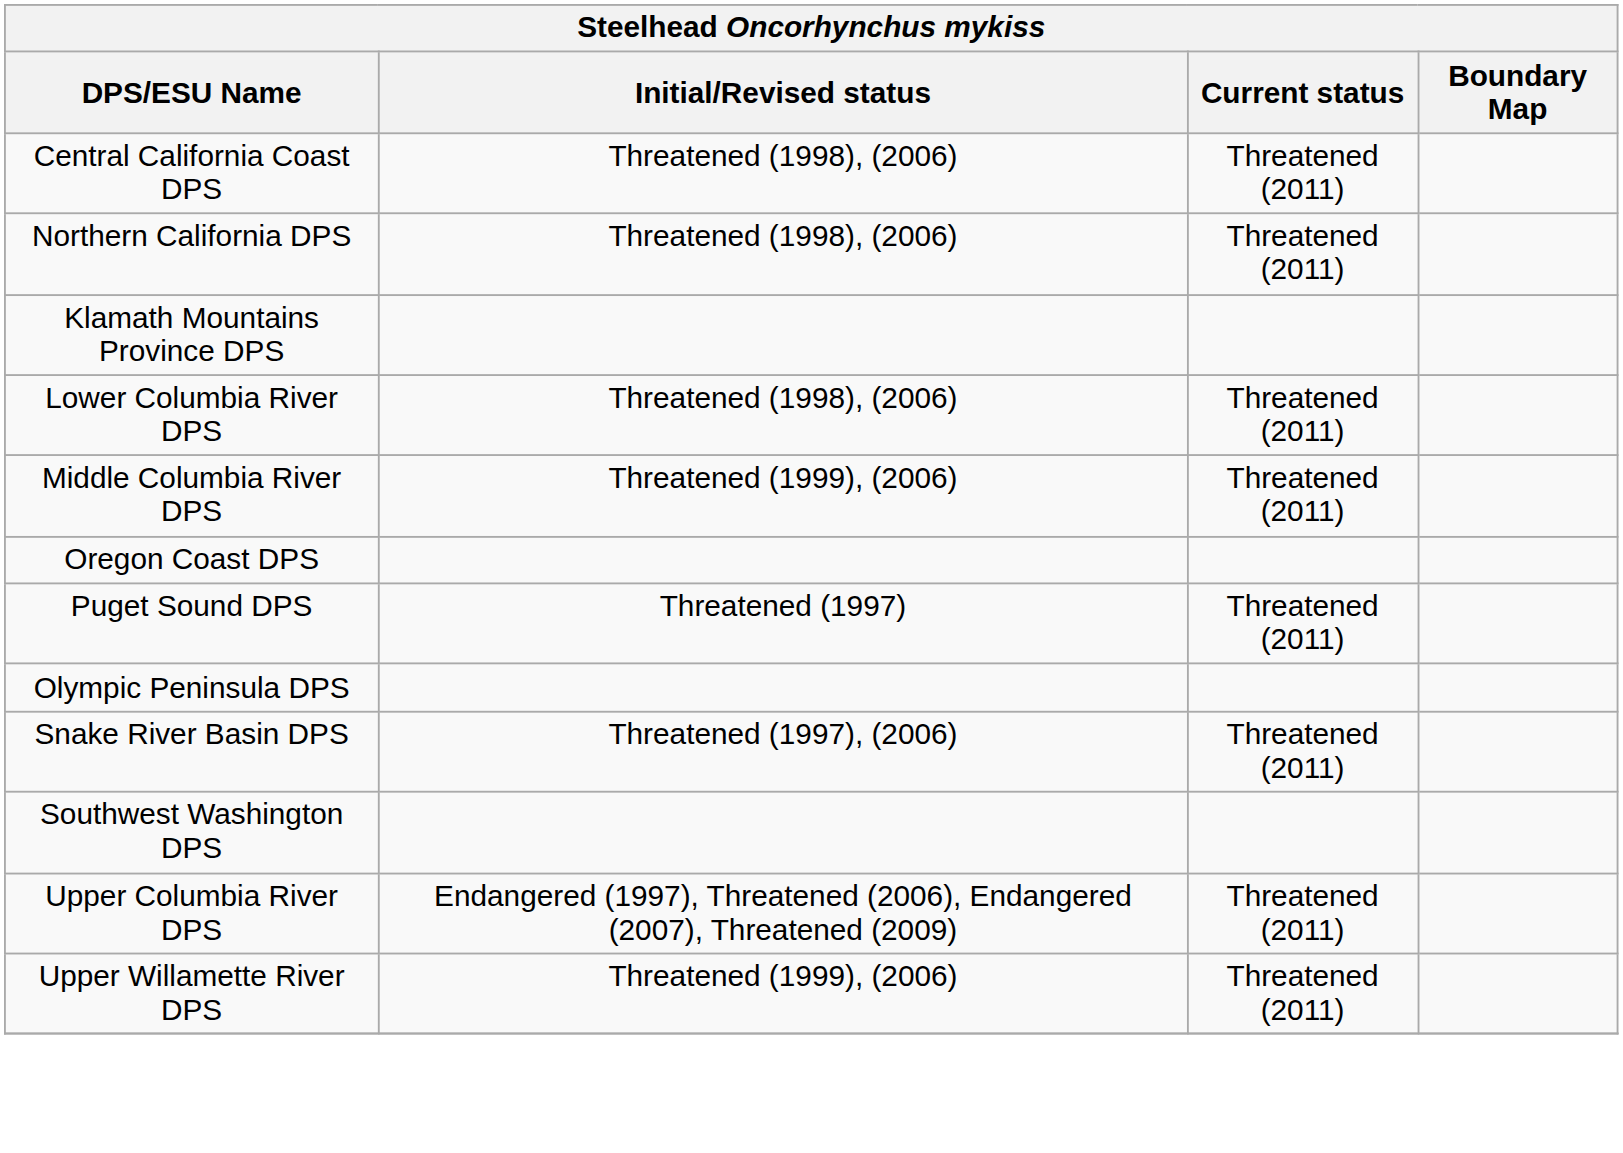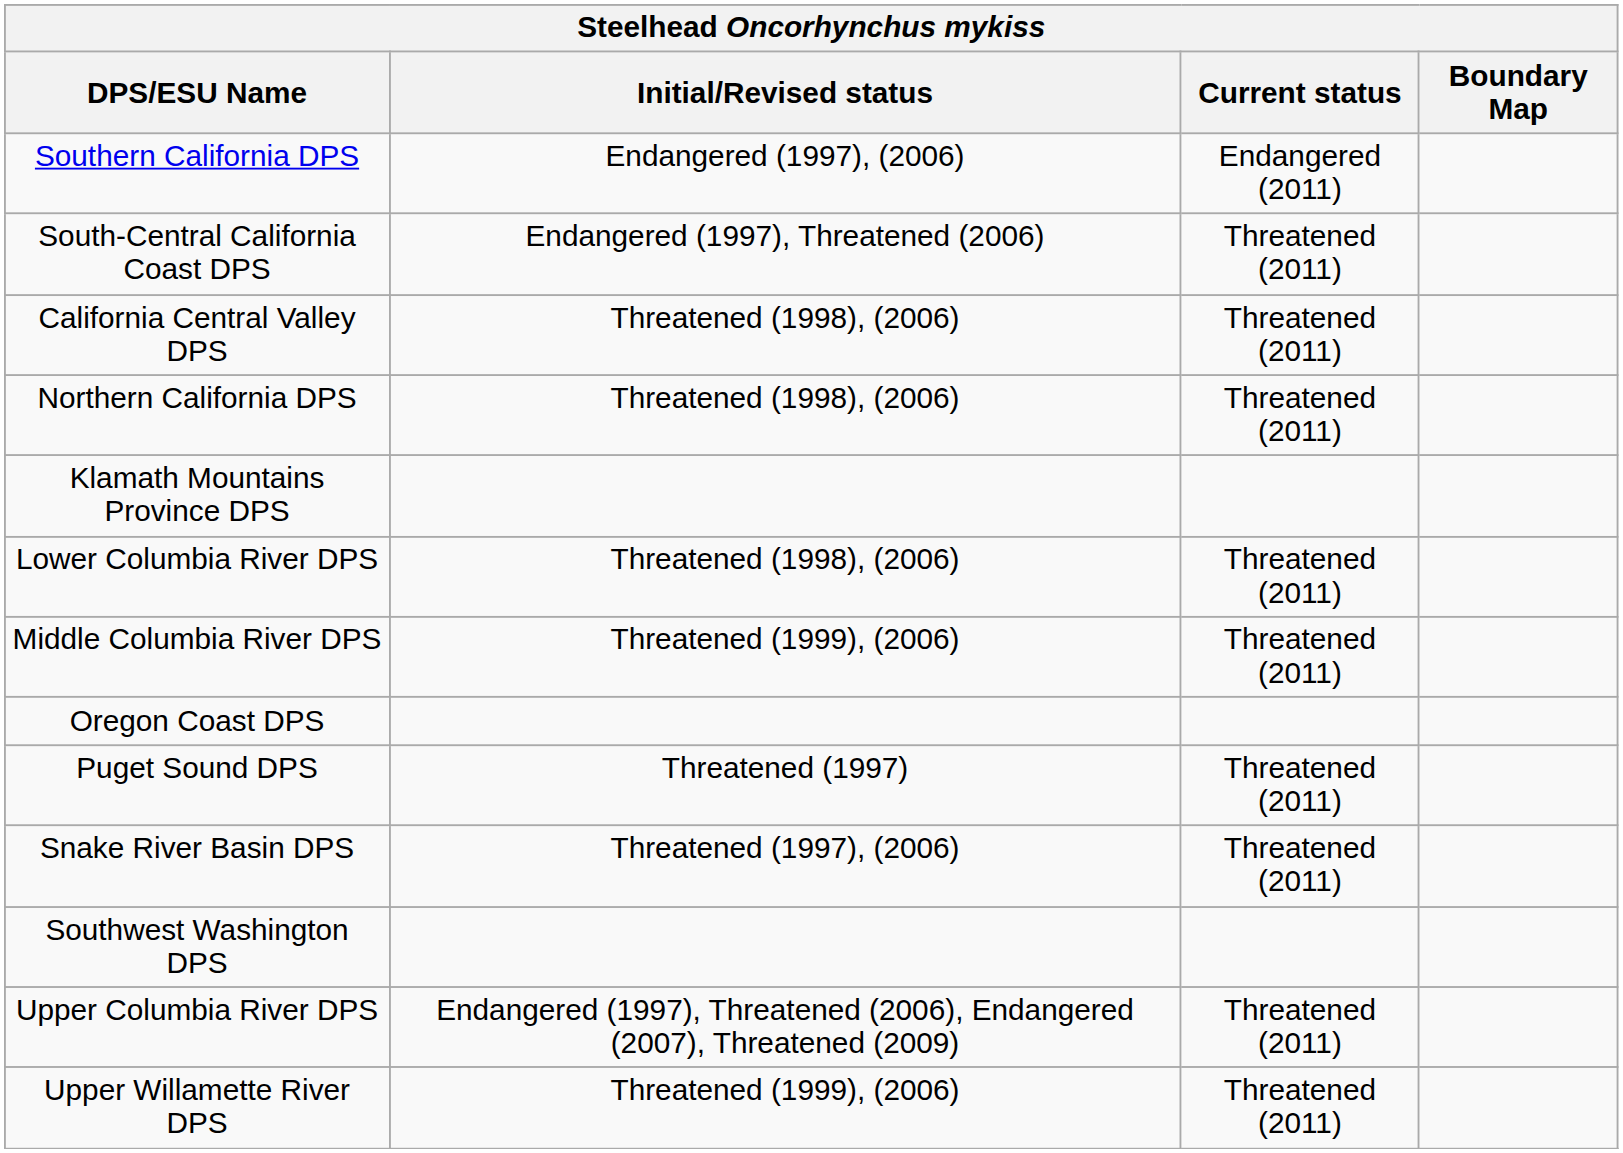+ row: (197, 155)
+ row: (197, 253)
+ row: (197, 334)
- row: (192, 172)
- row: (192, 687)
